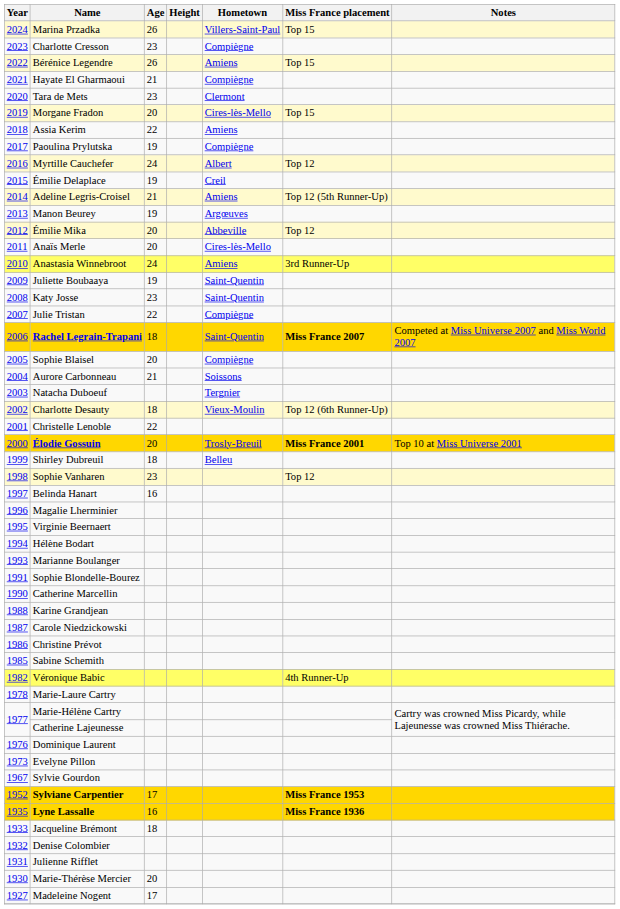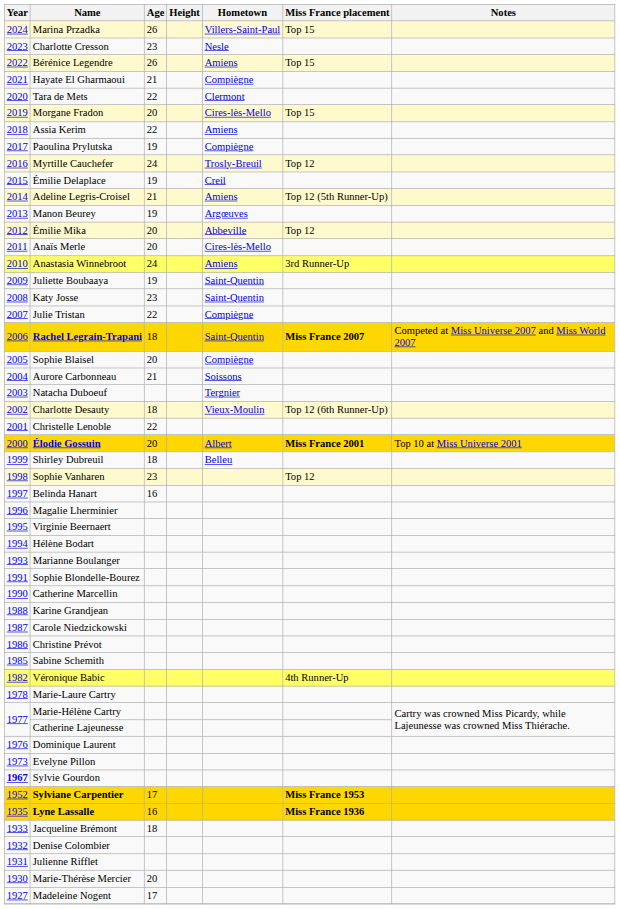(229, 46) Compiègne -> (217, 46) Nesle
(152, 96) 23 -> (152, 96) 22
(218, 163) Albert -> (233, 163) Trosly-Breuil
(233, 443) Trosly-Breuil -> (218, 443) Albert
(17, 778) normal -> (17, 778) bold
